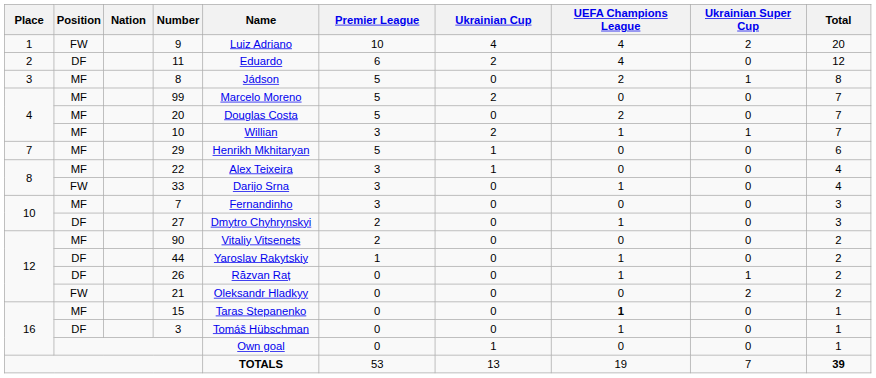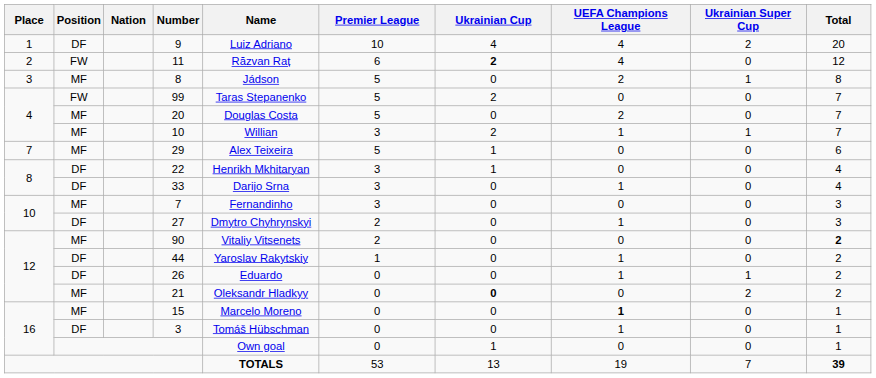(79, 44) FW -> (79, 44) DF
(79, 62) DF -> (79, 62) FW
(261, 62) Eduardo -> (261, 62) Răzvan Raț
(493, 62) normal -> (493, 62) bold
(79, 97) MF -> (79, 97) FW
(261, 97) Marcelo Moreno -> (261, 97) Taras Stepanenko
(261, 151) Henrikh Mkhitaryan -> (261, 151) Alex Teixeira
(79, 168) MF -> (79, 168) DF
(261, 168) Alex Teixeira -> (261, 168) Henrikh Mkhitaryan
(79, 186) FW -> (79, 186) DF
(838, 240) normal -> (838, 240) bold
(261, 275) Răzvan Raț -> (261, 275) Eduardo
(79, 293) FW -> (79, 293) MF
(493, 293) normal -> (493, 293) bold
(261, 311) Taras Stepanenko -> (261, 311) Marcelo Moreno
